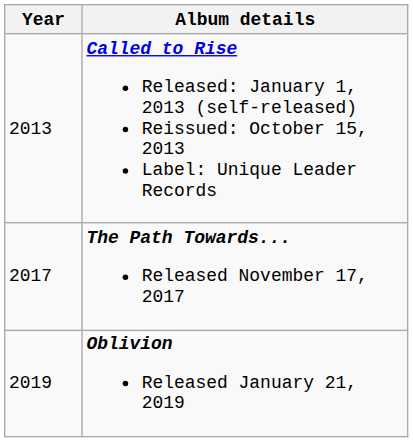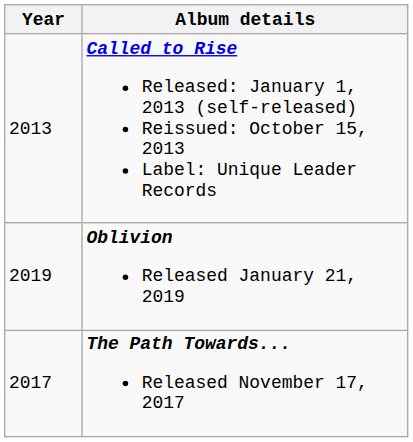rows swapped: (245, 268) <-> (245, 374)
